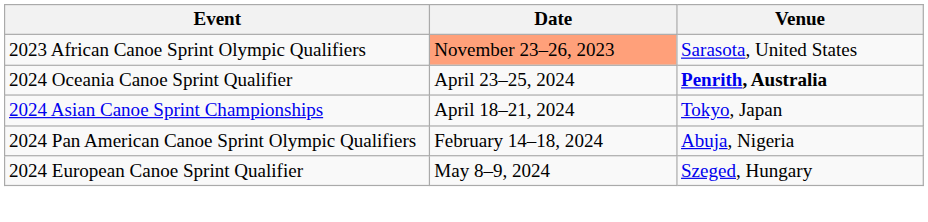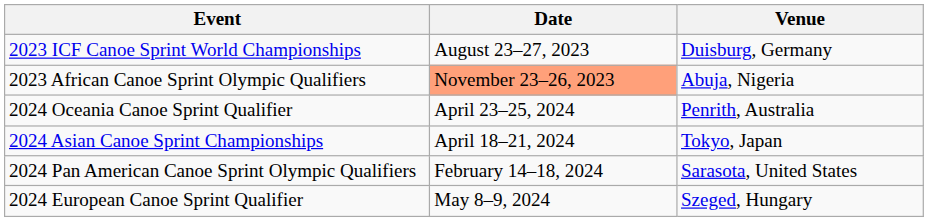+ row: (185, 49)
(769, 49) Sarasota, United States -> (738, 79) Abuja, Nigeria
(754, 79) bold -> (748, 110) normal
(738, 140) Abuja, Nigeria -> (769, 170) Sarasota, United States
